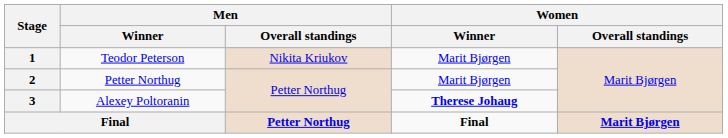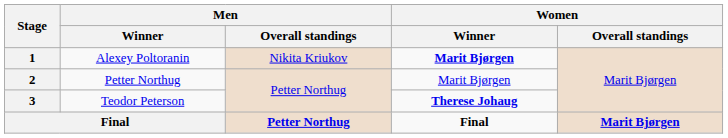(143, 58) Teodor Peterson -> (143, 58) Alexey Poltoranin
(474, 58) normal -> (474, 58) bold
(143, 101) Alexey Poltoranin -> (143, 101) Teodor Peterson
